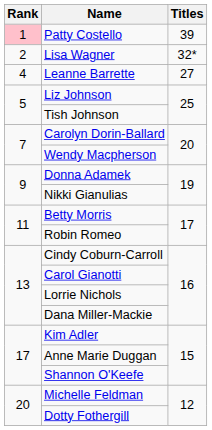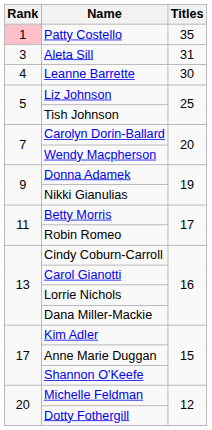(187, 34) 39 -> (187, 34) 35
- row: (79, 54)
+ row: (69, 54)
(187, 74) 27 -> (187, 74) 30
